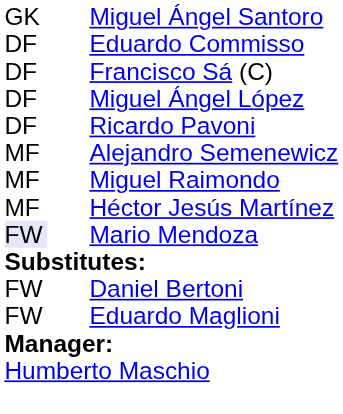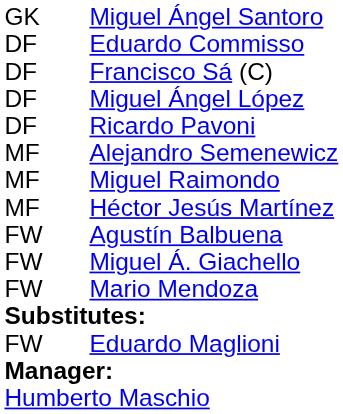+ row: (186, 234)
+ row: (195, 261)
(23, 234) lavender background -> (23, 289) no background
- row: (166, 289)
